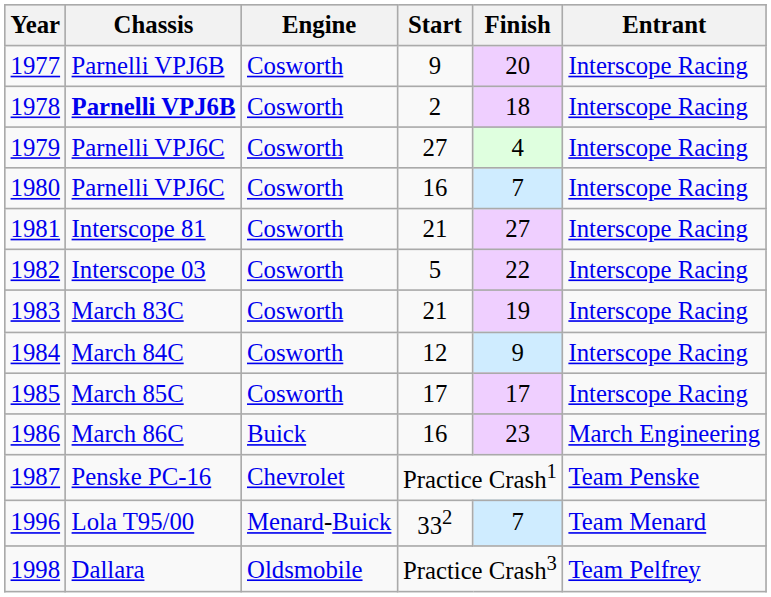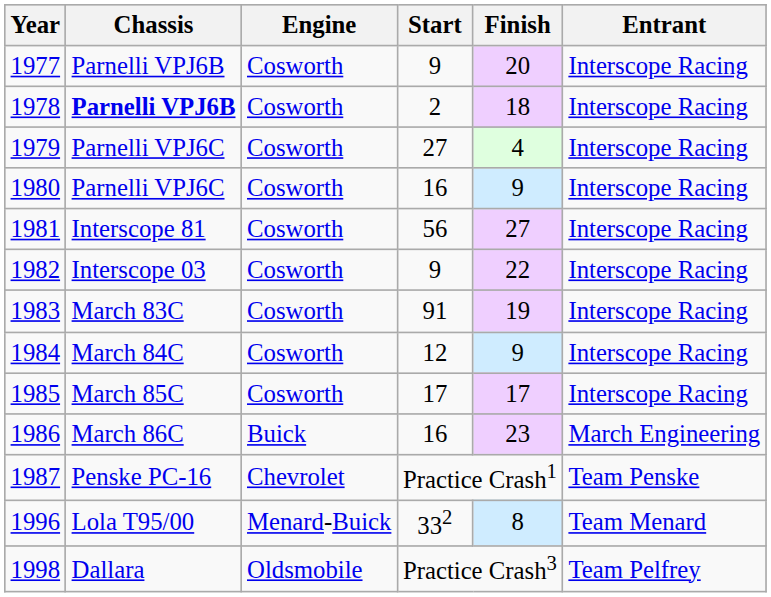(518, 188) 7 -> (518, 188) 9
(435, 229) 21 -> (435, 229) 56
(435, 270) 5 -> (435, 270) 9
(435, 311) 21 -> (435, 311) 91
(518, 522) 7 -> (518, 522) 8
